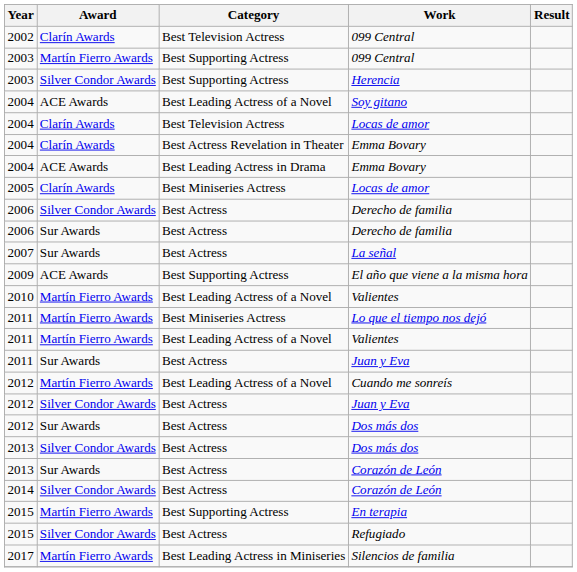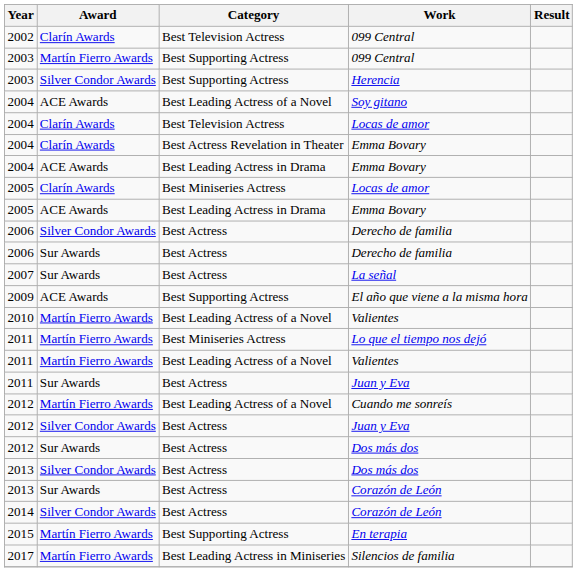+ row: (21, 210)
- row: (21, 534)
